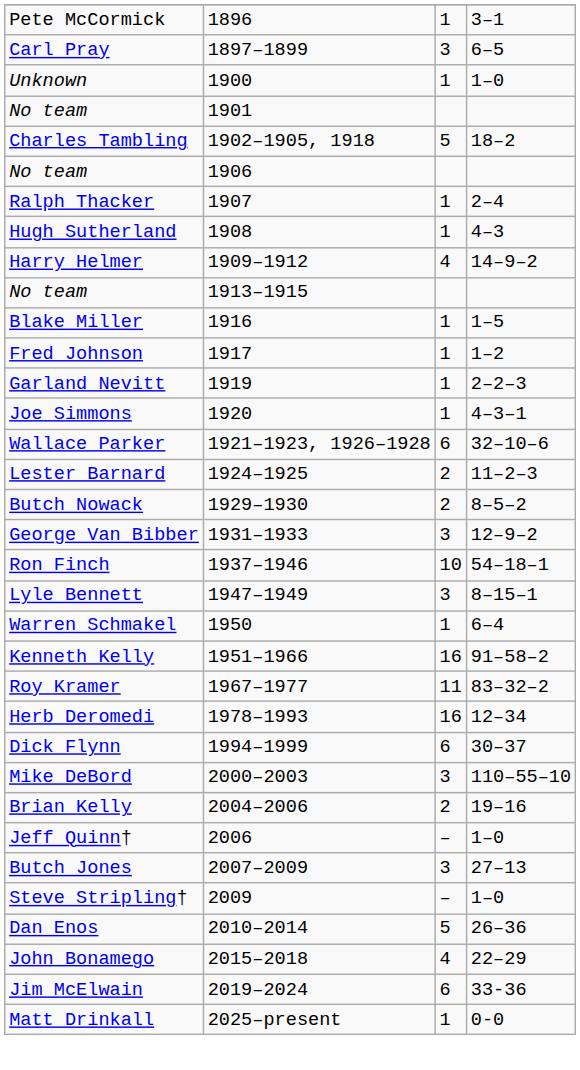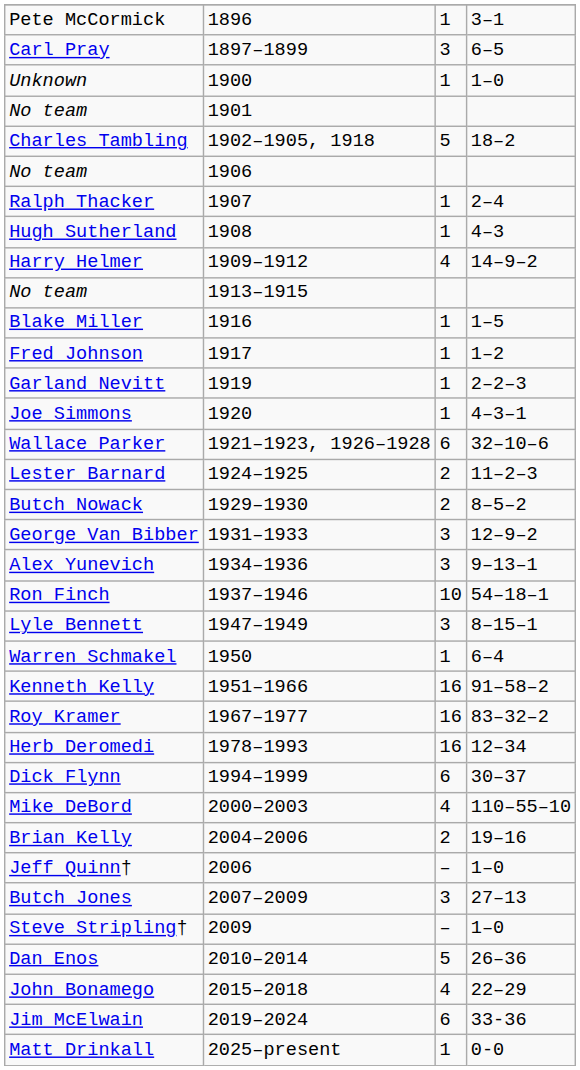+ row: (82, 565)
(451, 686) 11 -> (451, 717) 16
(445, 777) 3 -> (445, 808) 4
